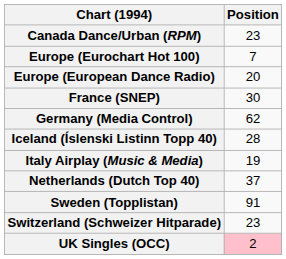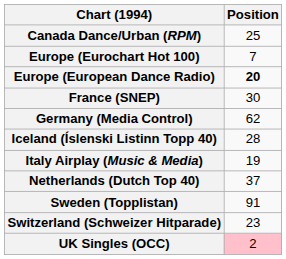(253, 35) 23 -> (253, 35) 25
(253, 77) normal -> (253, 77) bold
